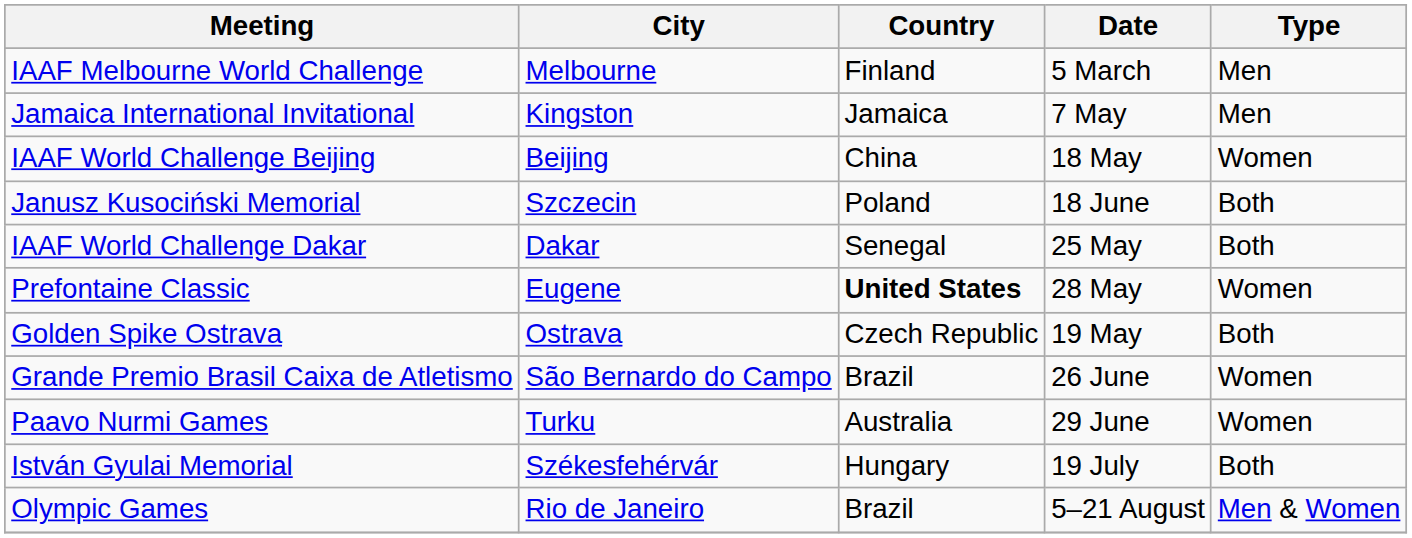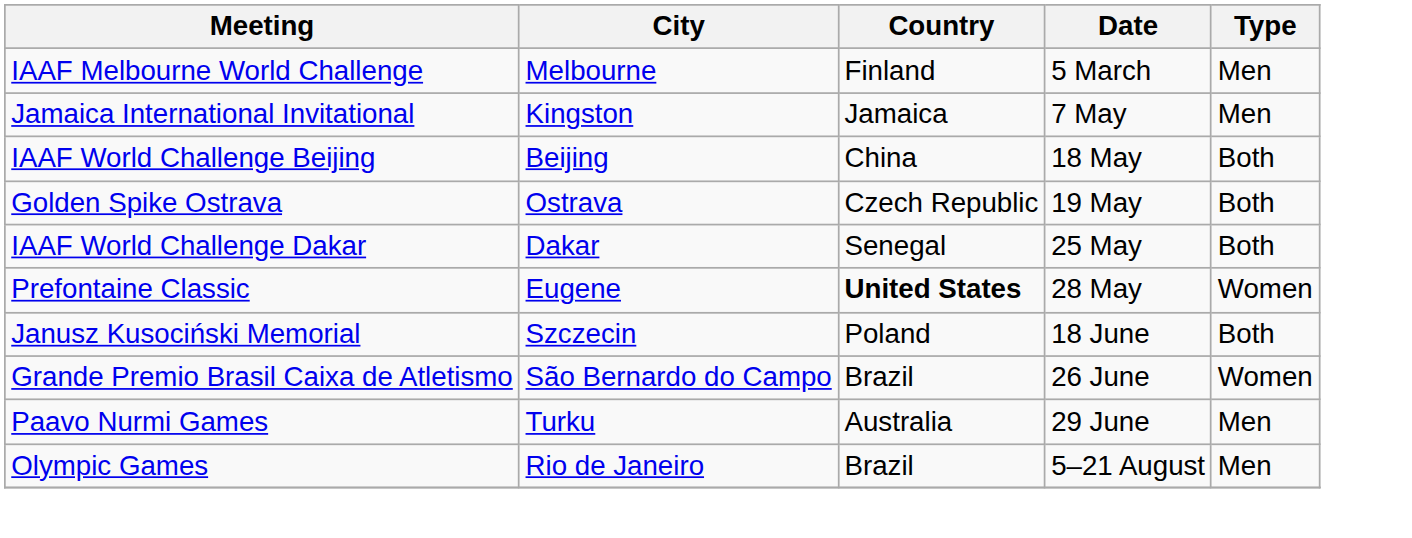(1265, 158) Women -> (1246, 158) Both
rows swapped: (147, 333) <-> (186, 202)
(1265, 421) Women -> (1245, 421) Men
- row: (152, 465)
(1309, 509) Men & Women -> (1245, 465) Men
